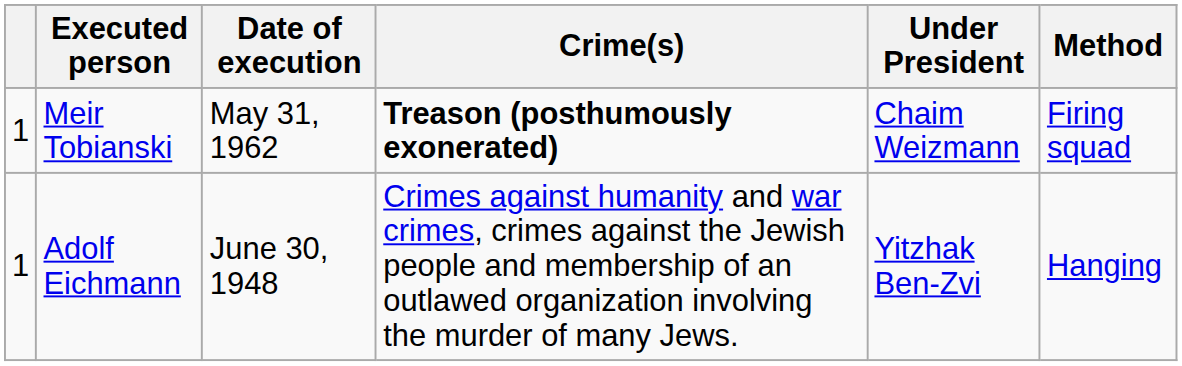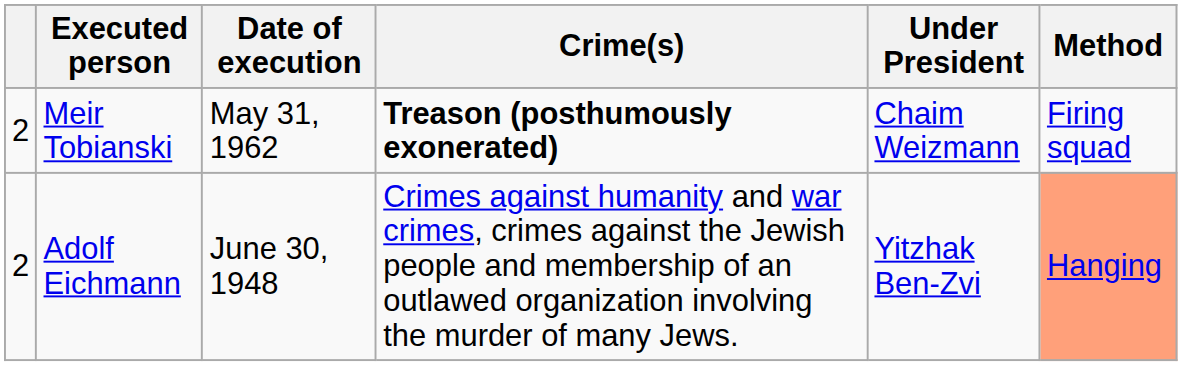(21, 130) 1 -> (21, 130) 2
(21, 265) 1 -> (21, 265) 2
(1104, 265) no background -> (1104, 265) lightsalmon background
